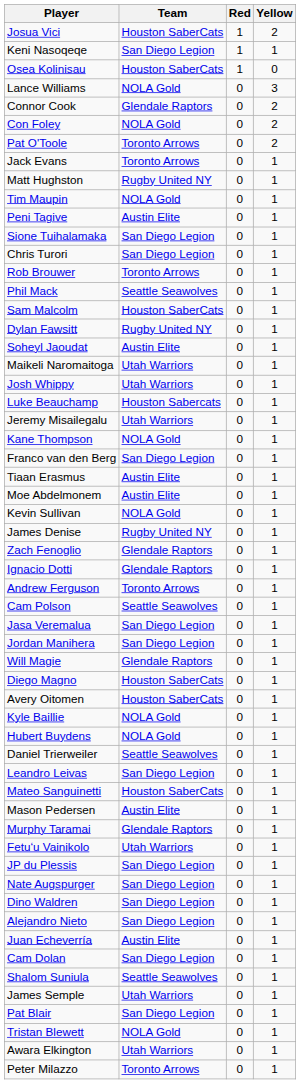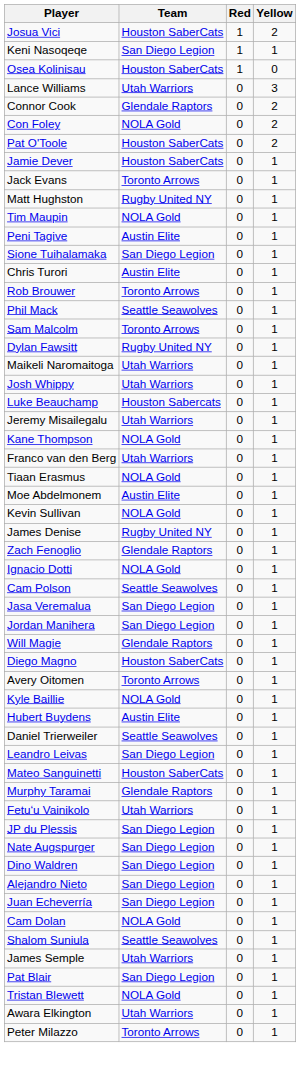(151, 87) NOLA Gold -> (157, 87) Utah Warriors
(160, 143) Toronto Arrows -> (172, 143) Houston SaberCats
+ row: (40, 161)
(168, 254) San Diego Legion -> (151, 273) Austin Elite
(172, 310) Houston SaberCats -> (160, 328) Toronto Arrows
- row: (47, 347)
(168, 458) San Diego Legion -> (157, 458) Utah Warriors
(151, 476) Austin Elite -> (151, 476) NOLA Gold
(167, 569) Glendale Raptors -> (151, 569) NOLA Gold
- row: (53, 587)
(172, 699) Houston SaberCats -> (160, 680) Toronto Arrows
(151, 736) NOLA Gold -> (151, 717) Austin Elite
- row: (51, 810)
(151, 939) Austin Elite -> (168, 902) San Diego Legion
(168, 958) San Diego Legion -> (151, 921) NOLA Gold
